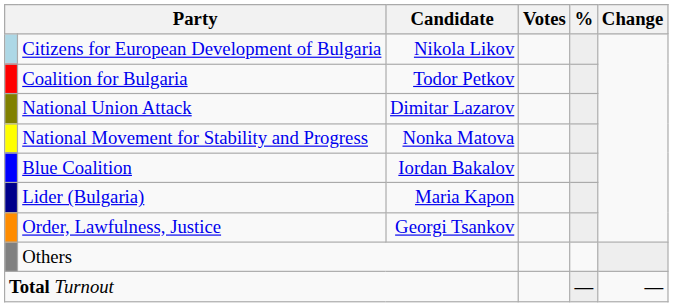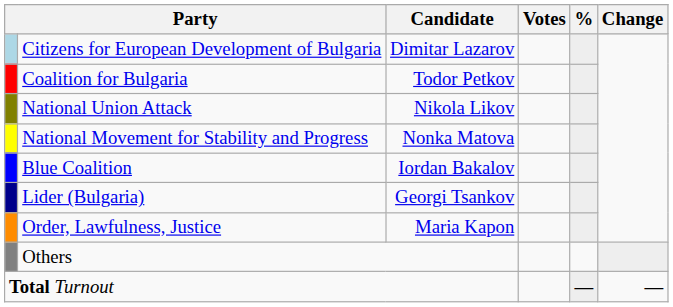(464, 49) Nikola Likov -> (452, 49) Dimitar Lazarov
(452, 108) Dimitar Lazarov -> (464, 108) Nikola Likov
(465, 197) Maria Kapon -> (455, 197) Georgi Tsankov
(455, 227) Georgi Tsankov -> (465, 227) Maria Kapon
